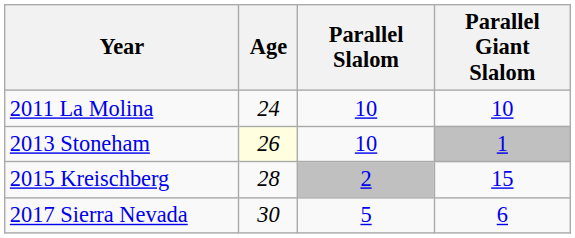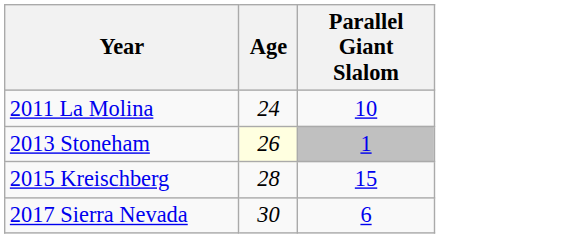- column: (366, 47)
